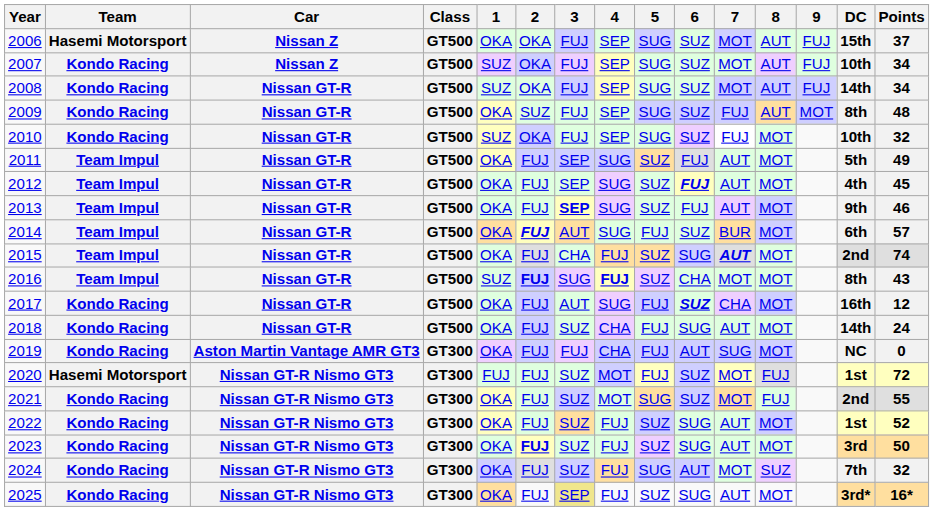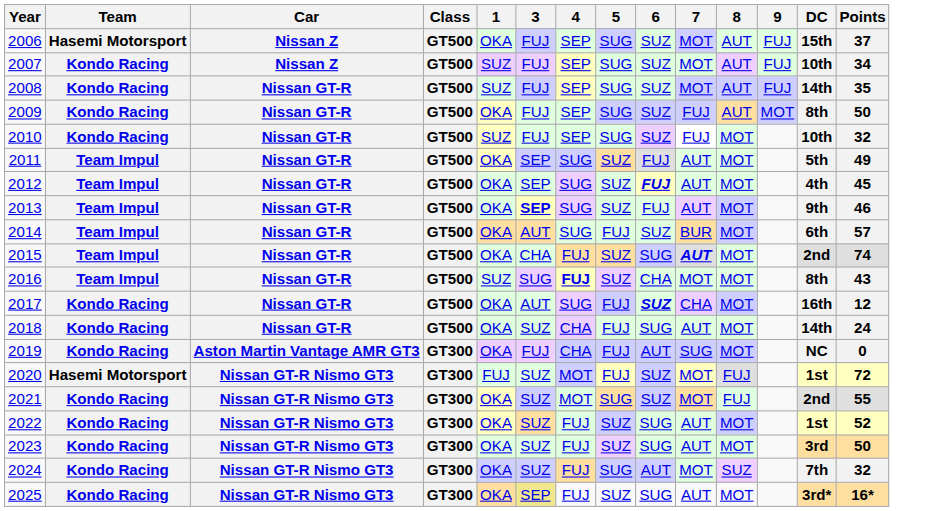- column: (535, 17)
(901, 89) 34 -> (862, 89) 35
(901, 112) 48 -> (862, 112) 50
